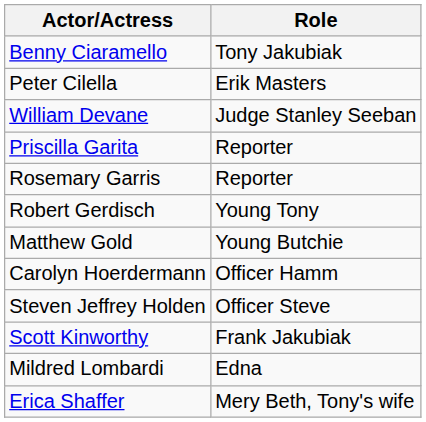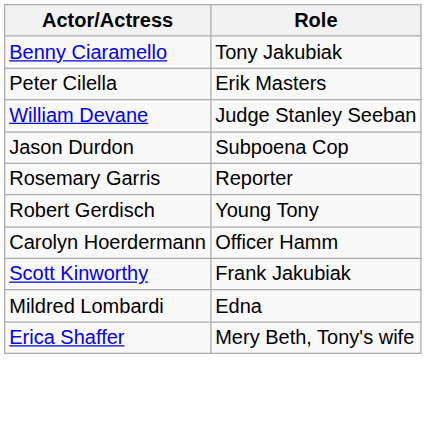+ row: (72, 147)
- row: (74, 147)
- row: (71, 242)
- row: (107, 305)
